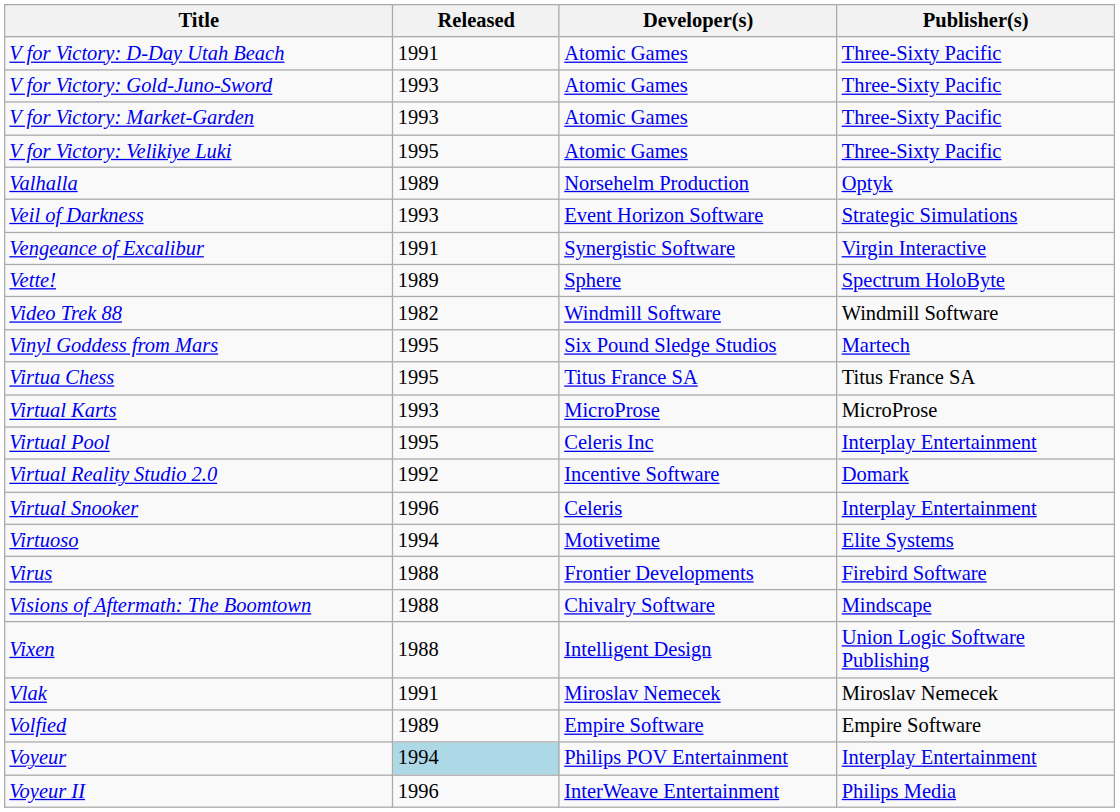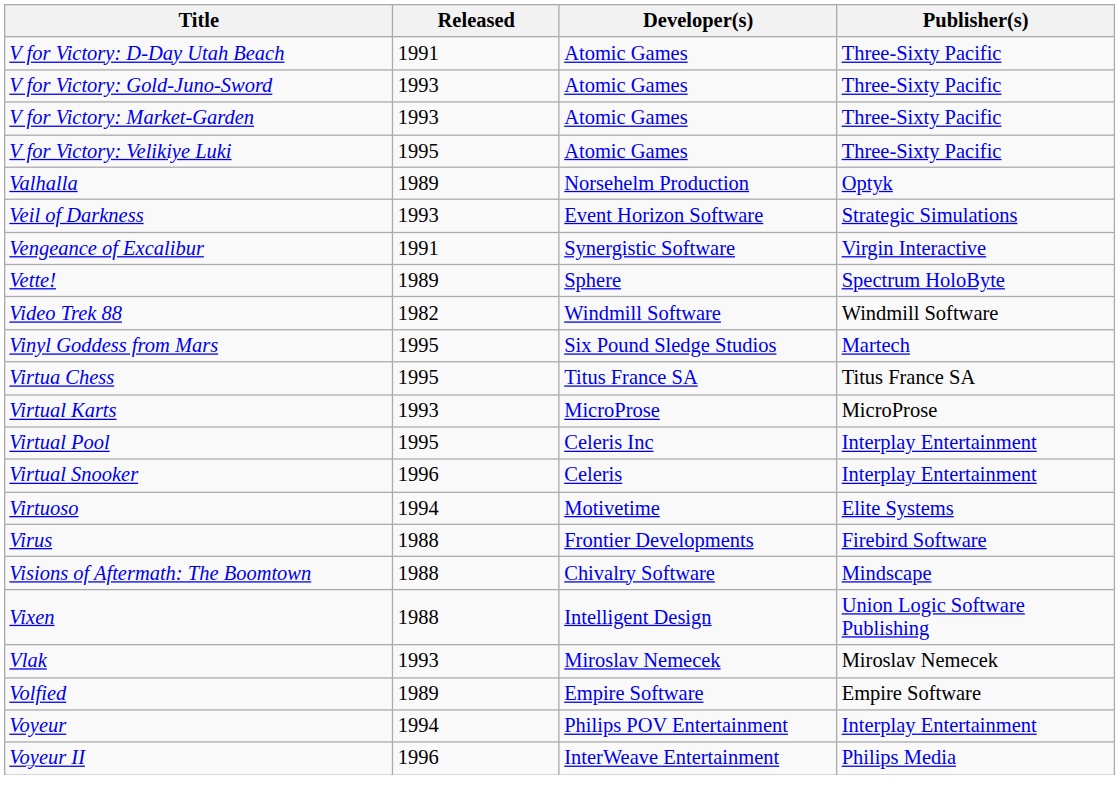- row: (113, 475)
(418, 693) 1991 -> (418, 660) 1993
(418, 758) lightblue background -> (418, 725) no background
